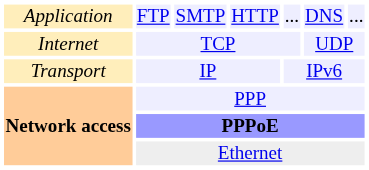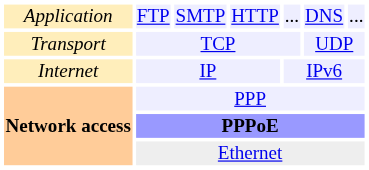(68, 43) Internet -> (68, 43) Transport
(68, 71) Transport -> (68, 71) Internet
